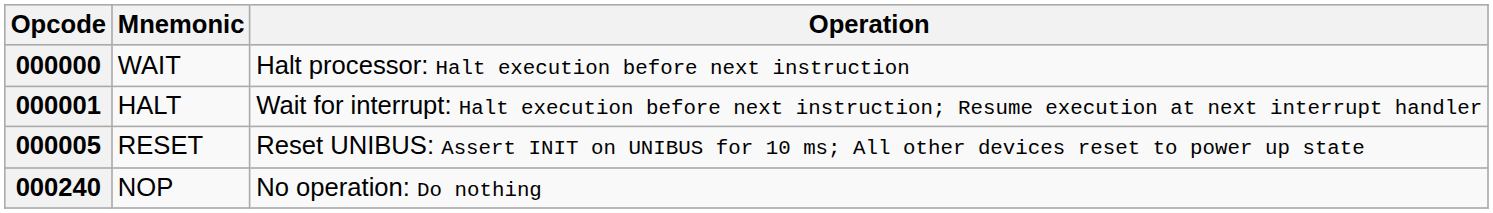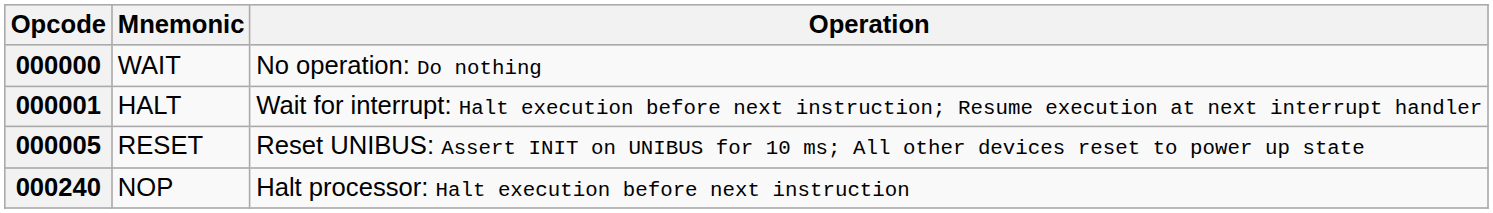(583, 66) Halt processor: Halt execution before next instruction -> (399, 66) No operation: Do nothing
(399, 188) No operation: Do nothing -> (583, 188) Halt processor: Halt execution before next instruction
